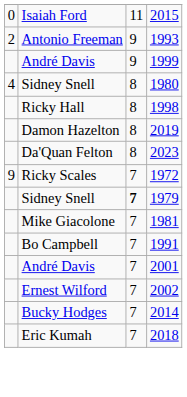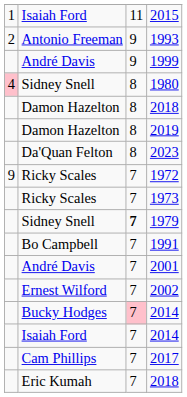(11, 15) 0 -> (11, 15) 1
(11, 84) no background -> (11, 84) pink background
- row: (53, 107)
+ row: (71, 107)
+ row: (59, 198)
- row: (68, 221)
(133, 312) no background -> (133, 312) pink background
+ row: (54, 335)
+ row: (59, 358)
